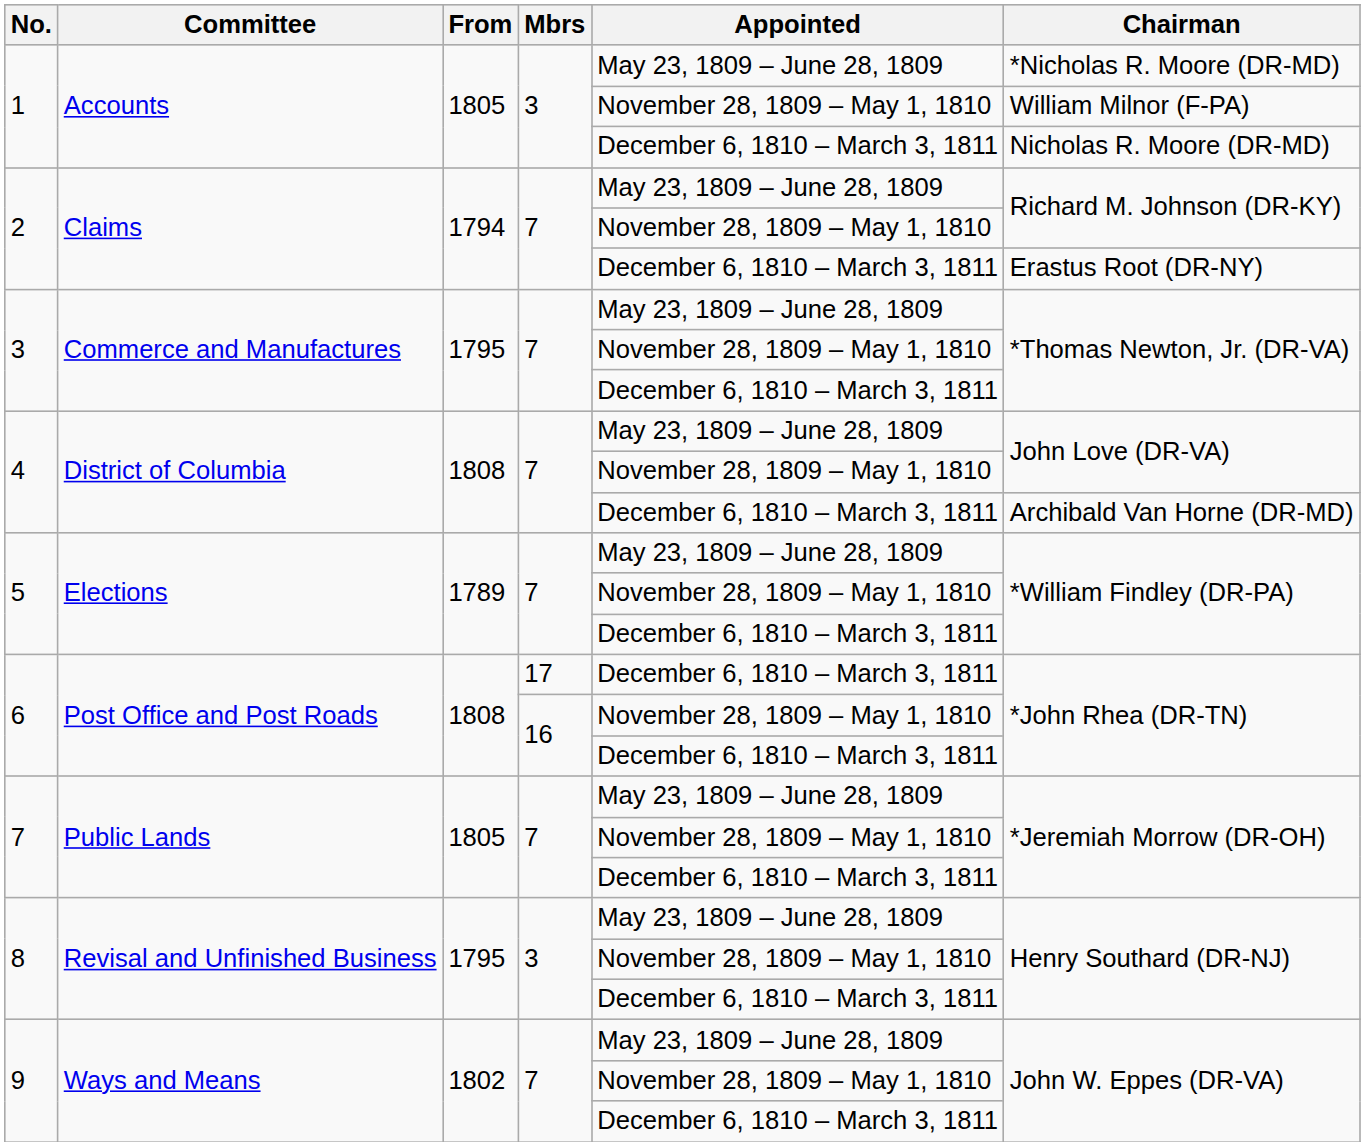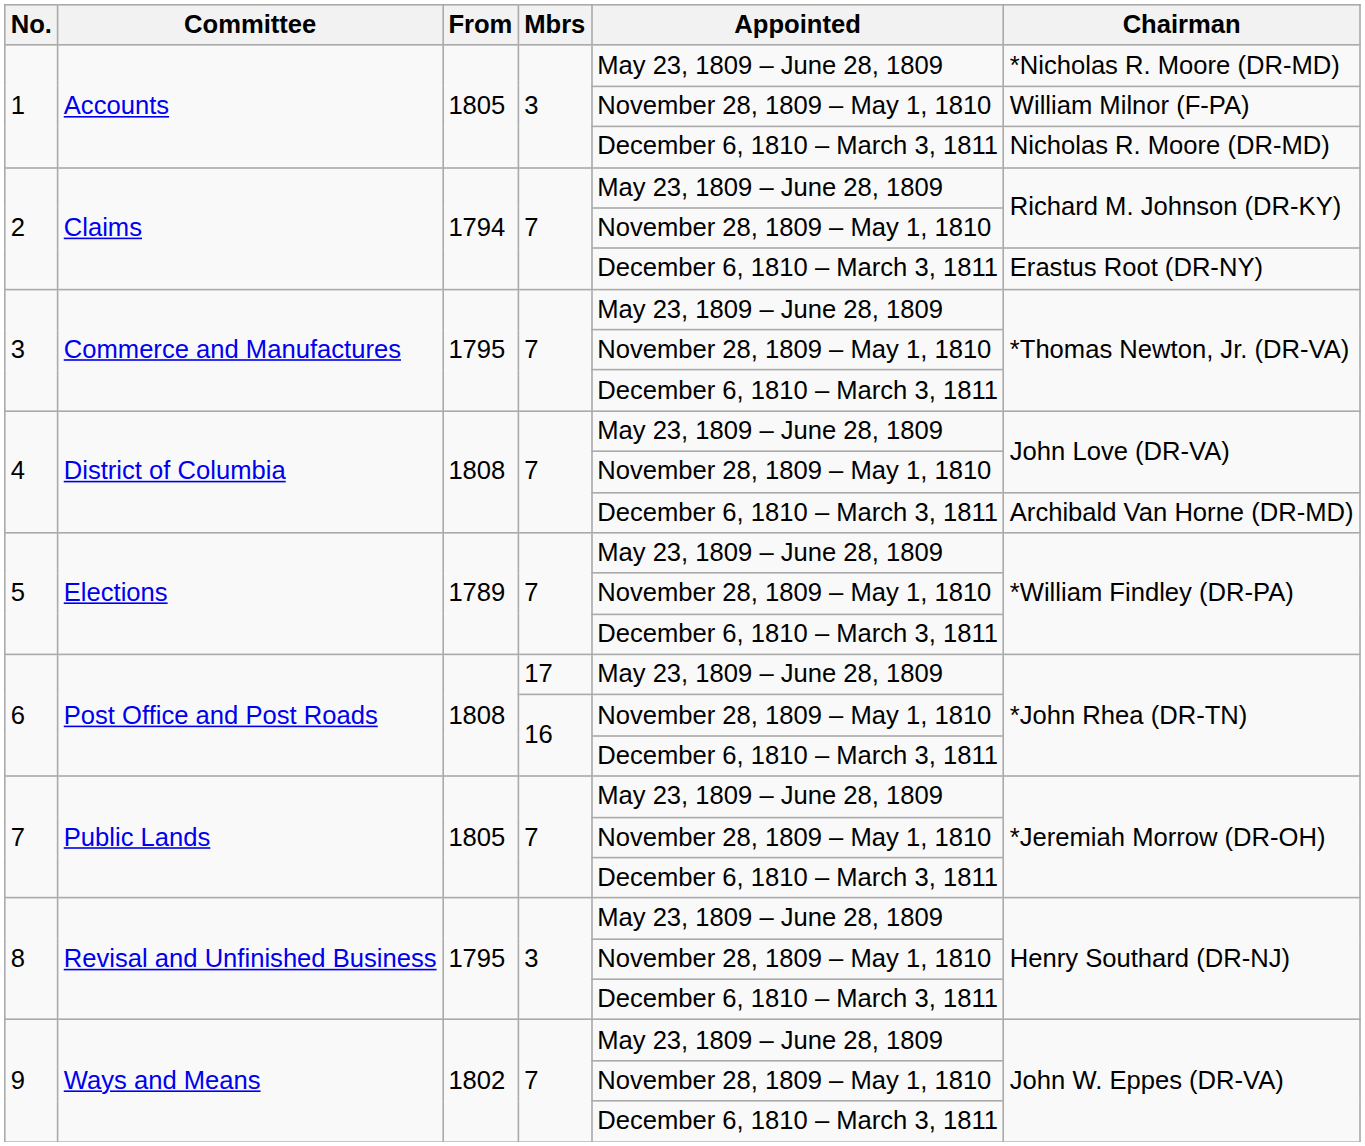(798, 674) December 6, 1810 – March 3, 1811 -> (770, 674) May 23, 1809 – June 28, 1809
